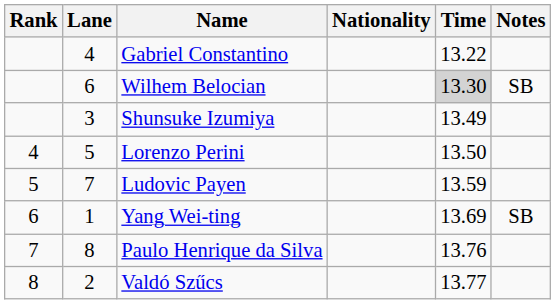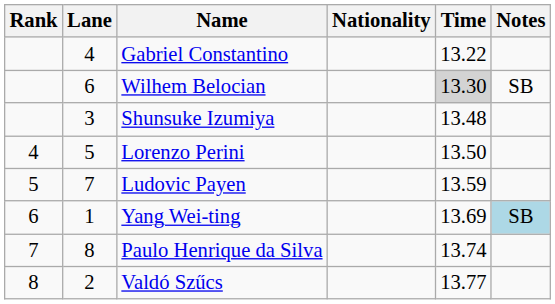(463, 119) 13.49 -> (463, 119) 13.48
(521, 217) no background -> (521, 217) lightblue background
(463, 250) 13.76 -> (463, 250) 13.74
